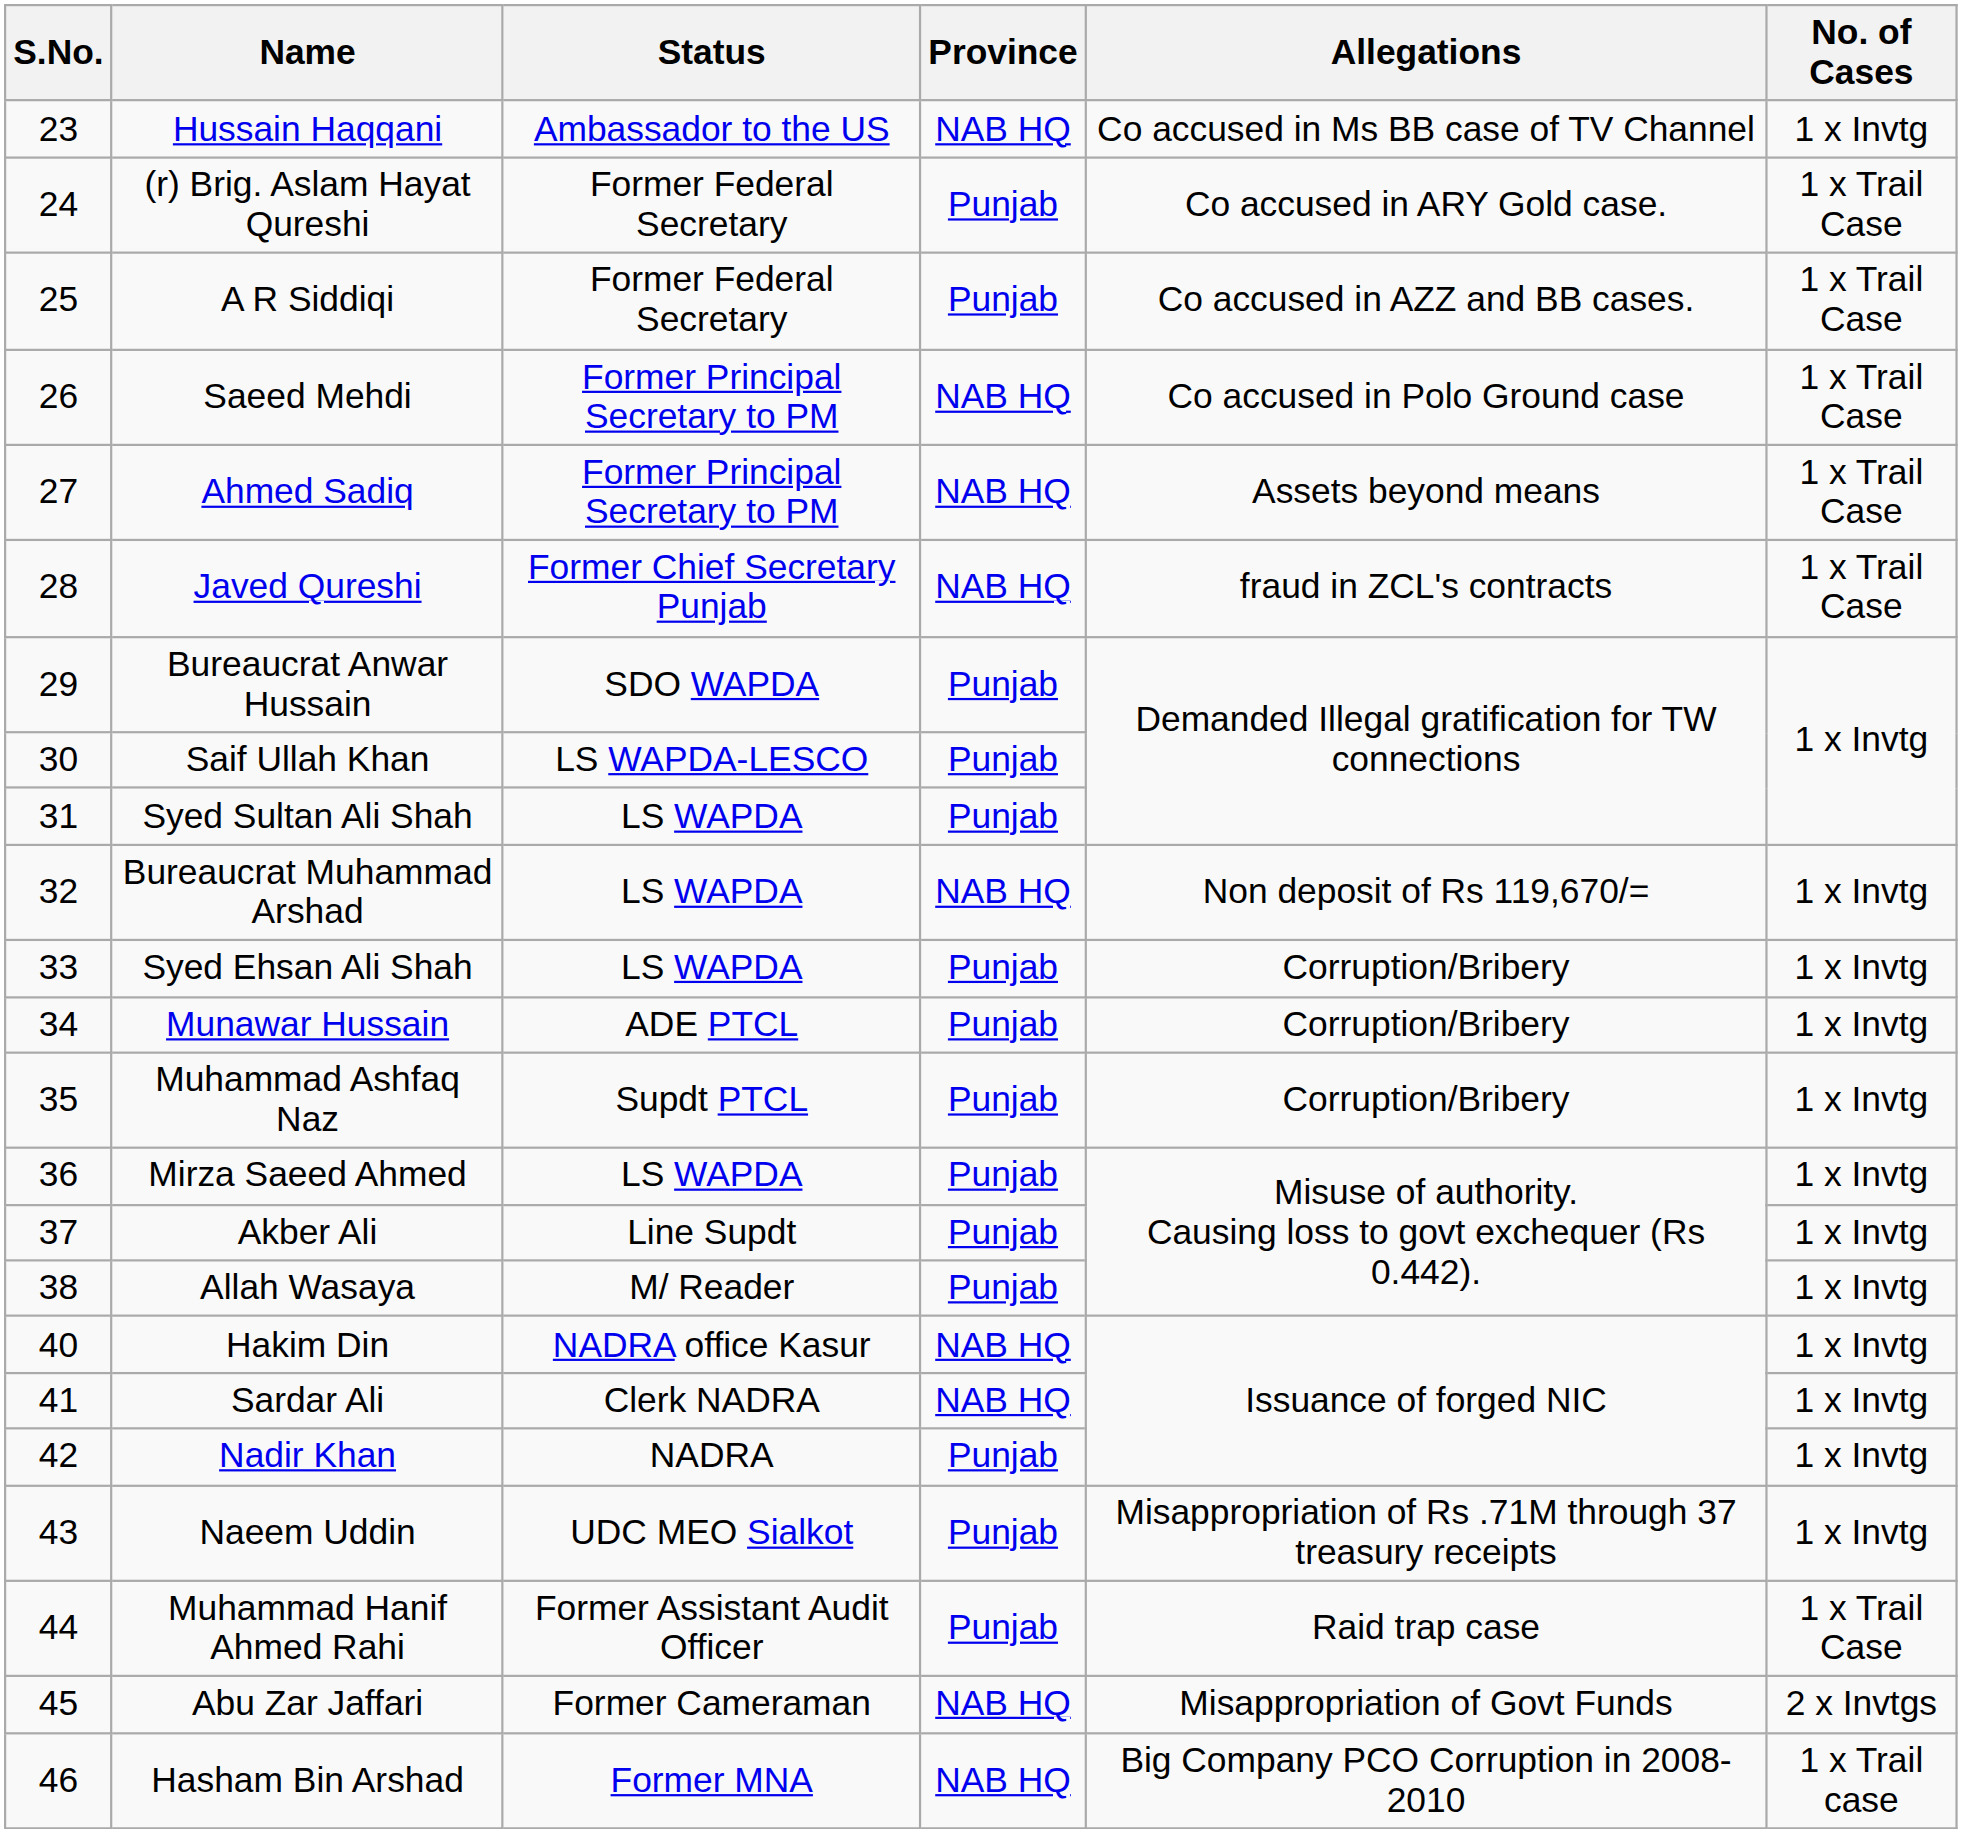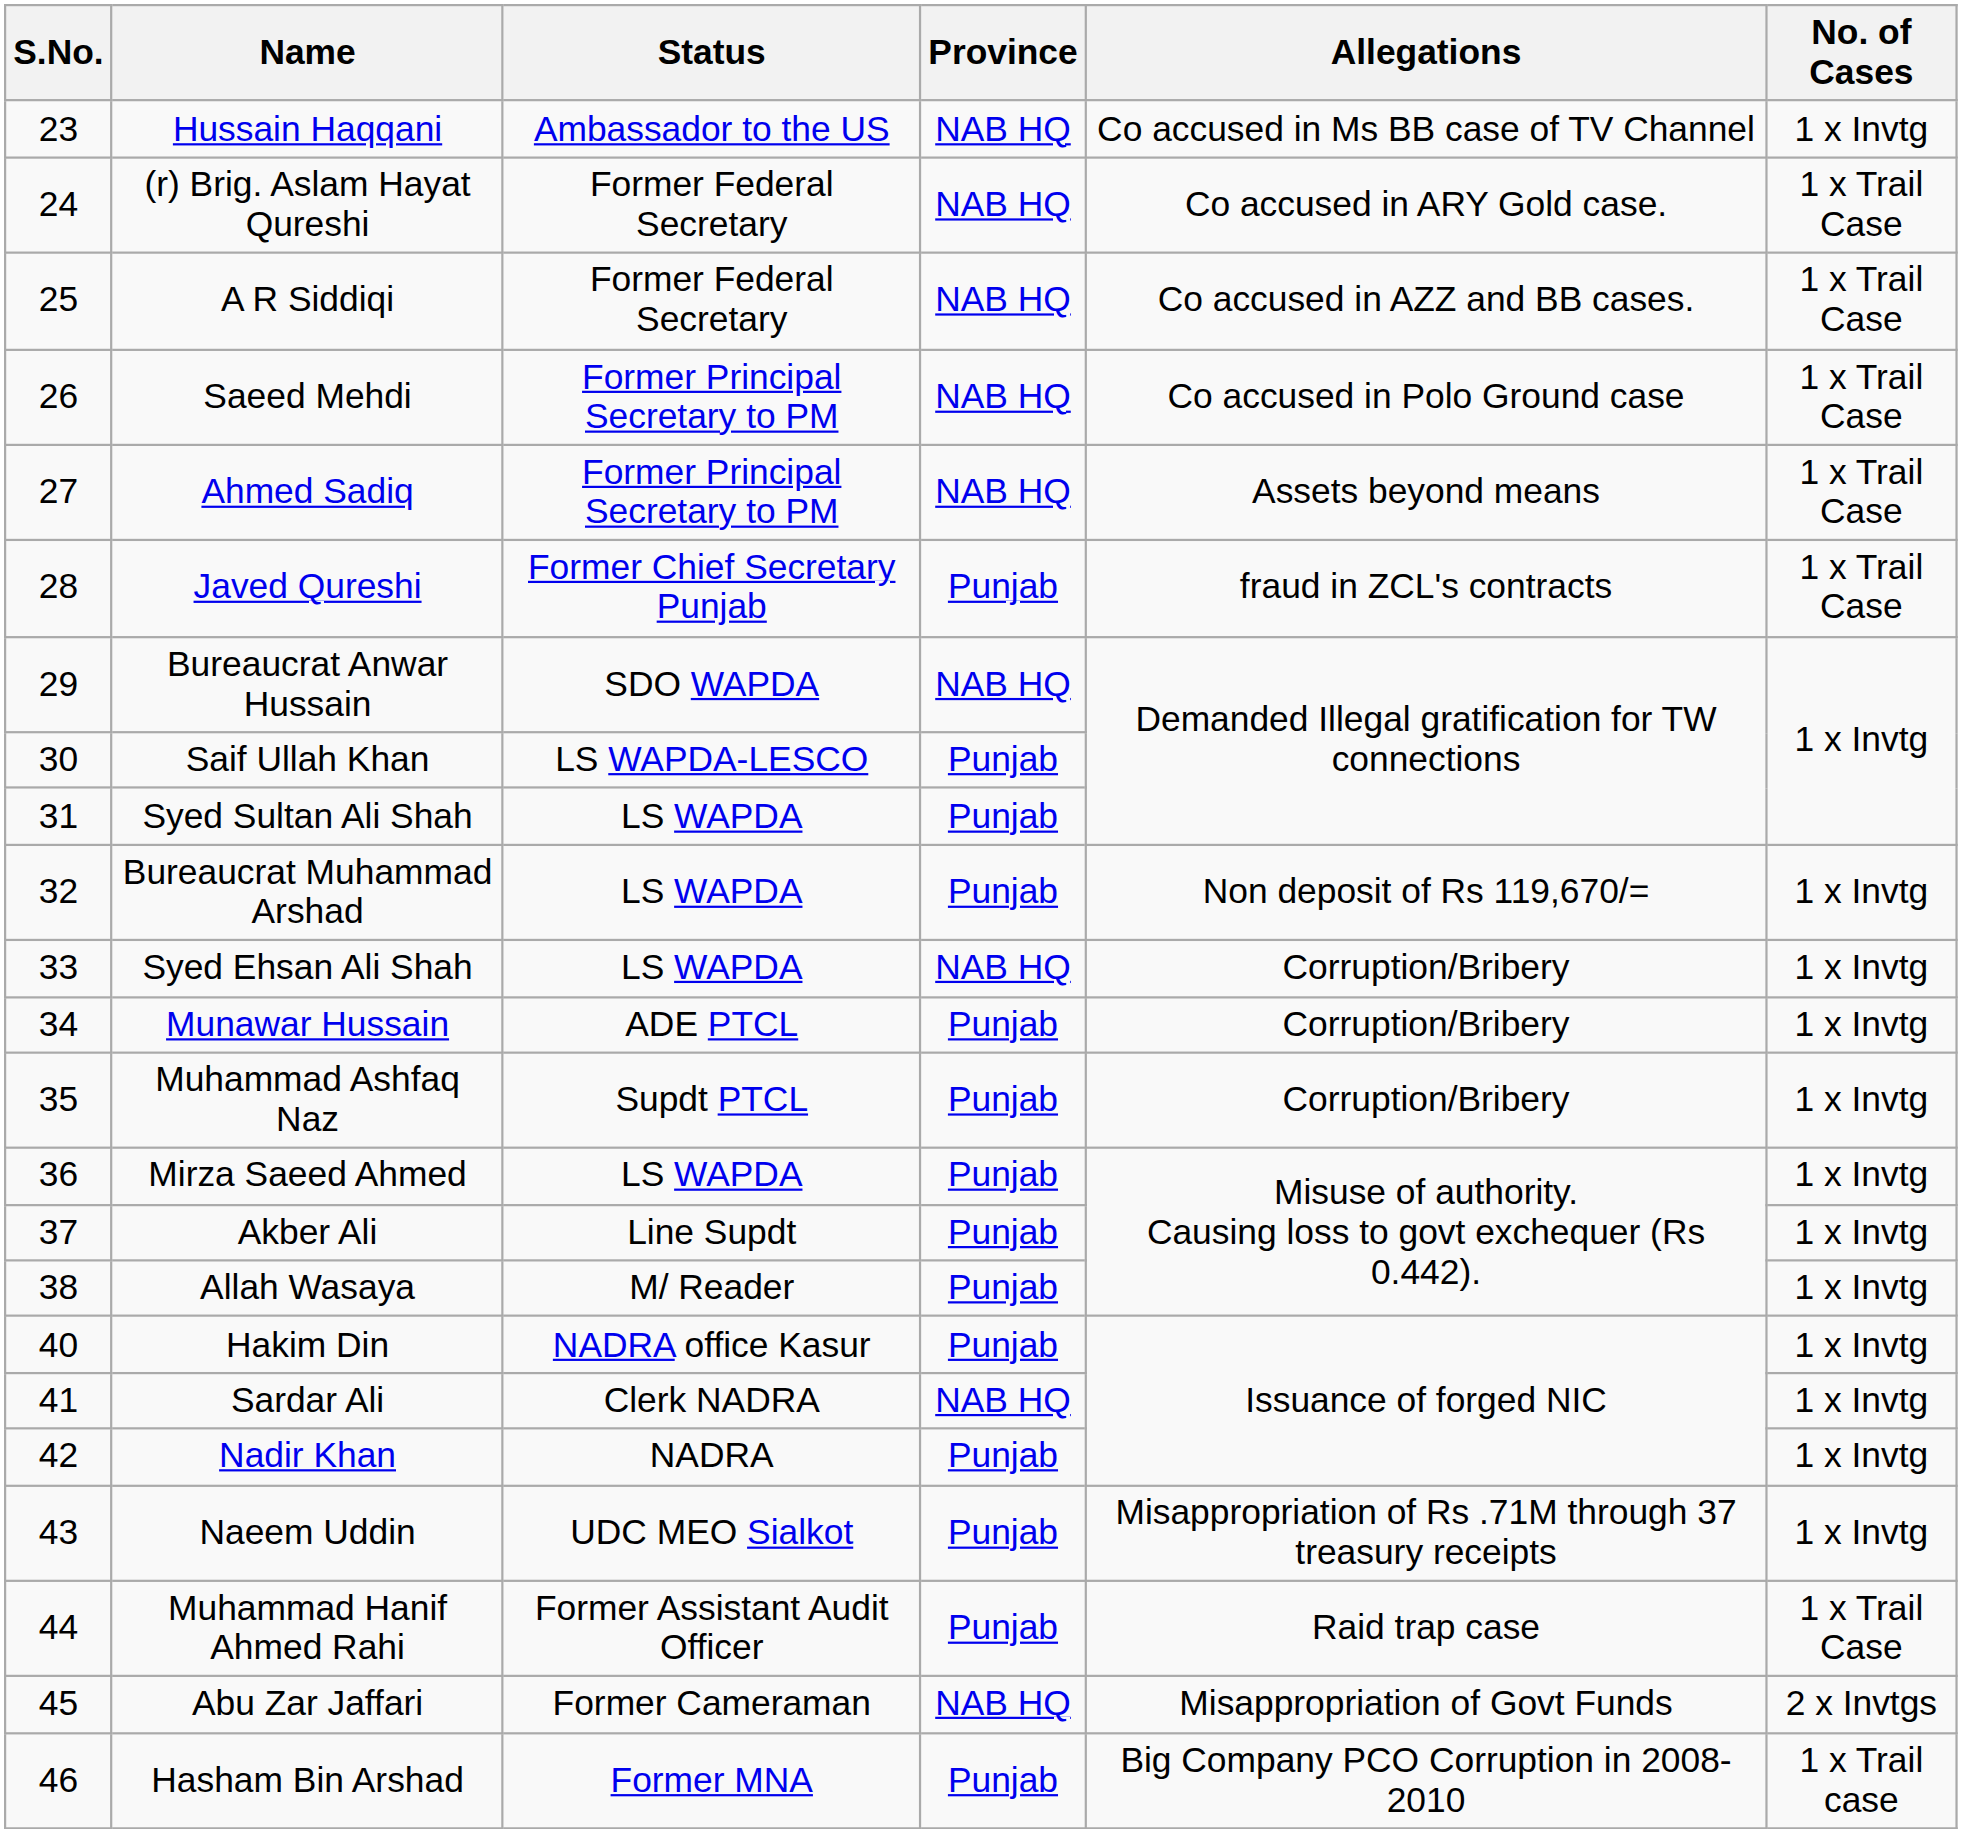(1003, 204) Punjab -> (1003, 204) NAB HQ
(1003, 300) Punjab -> (1003, 300) NAB HQ
(1003, 587) NAB HQ -> (1003, 587) Punjab
(1003, 683) Punjab -> (1003, 683) NAB HQ
(1003, 891) NAB HQ -> (1003, 891) Punjab
(1003, 967) Punjab -> (1003, 967) NAB HQ
(1003, 1343) NAB HQ -> (1003, 1343) Punjab
(1003, 1779) NAB HQ -> (1003, 1779) Punjab
